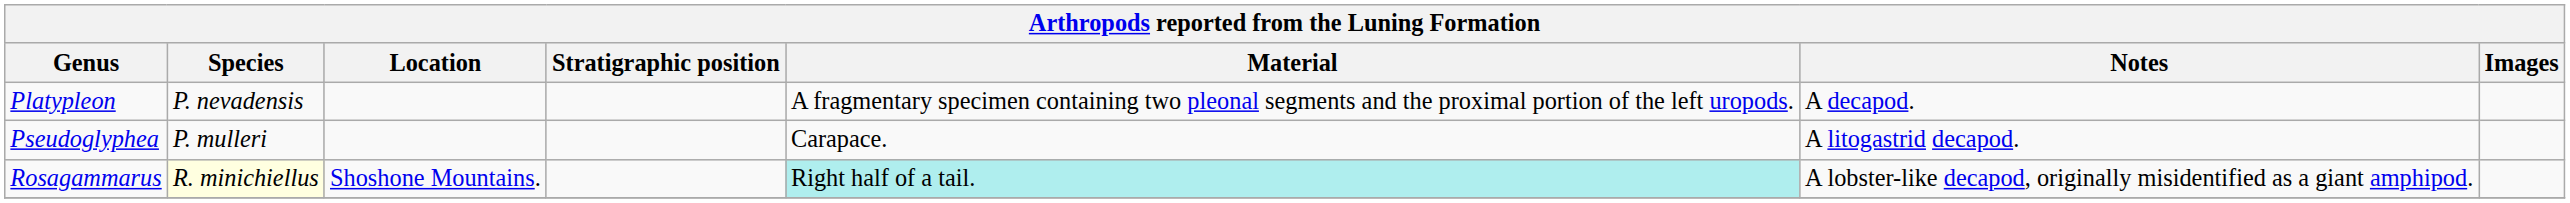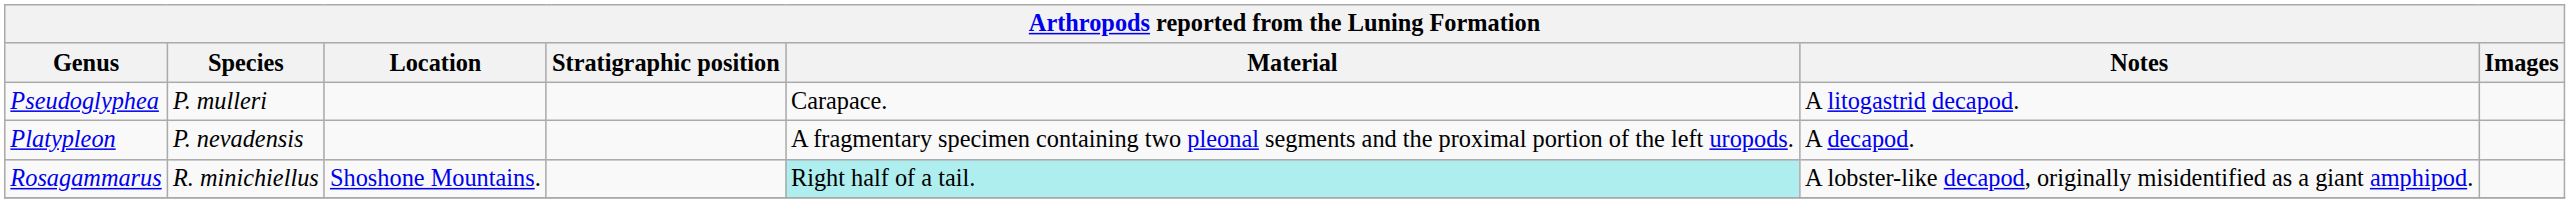rows swapped: (63, 100) <-> (85, 139)
(246, 178) lightyellow background -> (246, 178) no background
